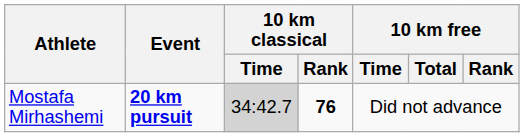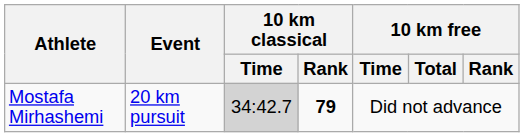(161, 108) bold -> (157, 108) normal
(326, 108) 76 -> (326, 108) 79
